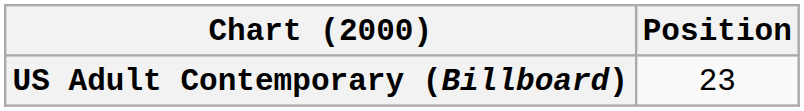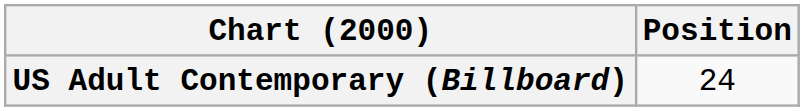(717, 81) 23 -> (717, 81) 24
